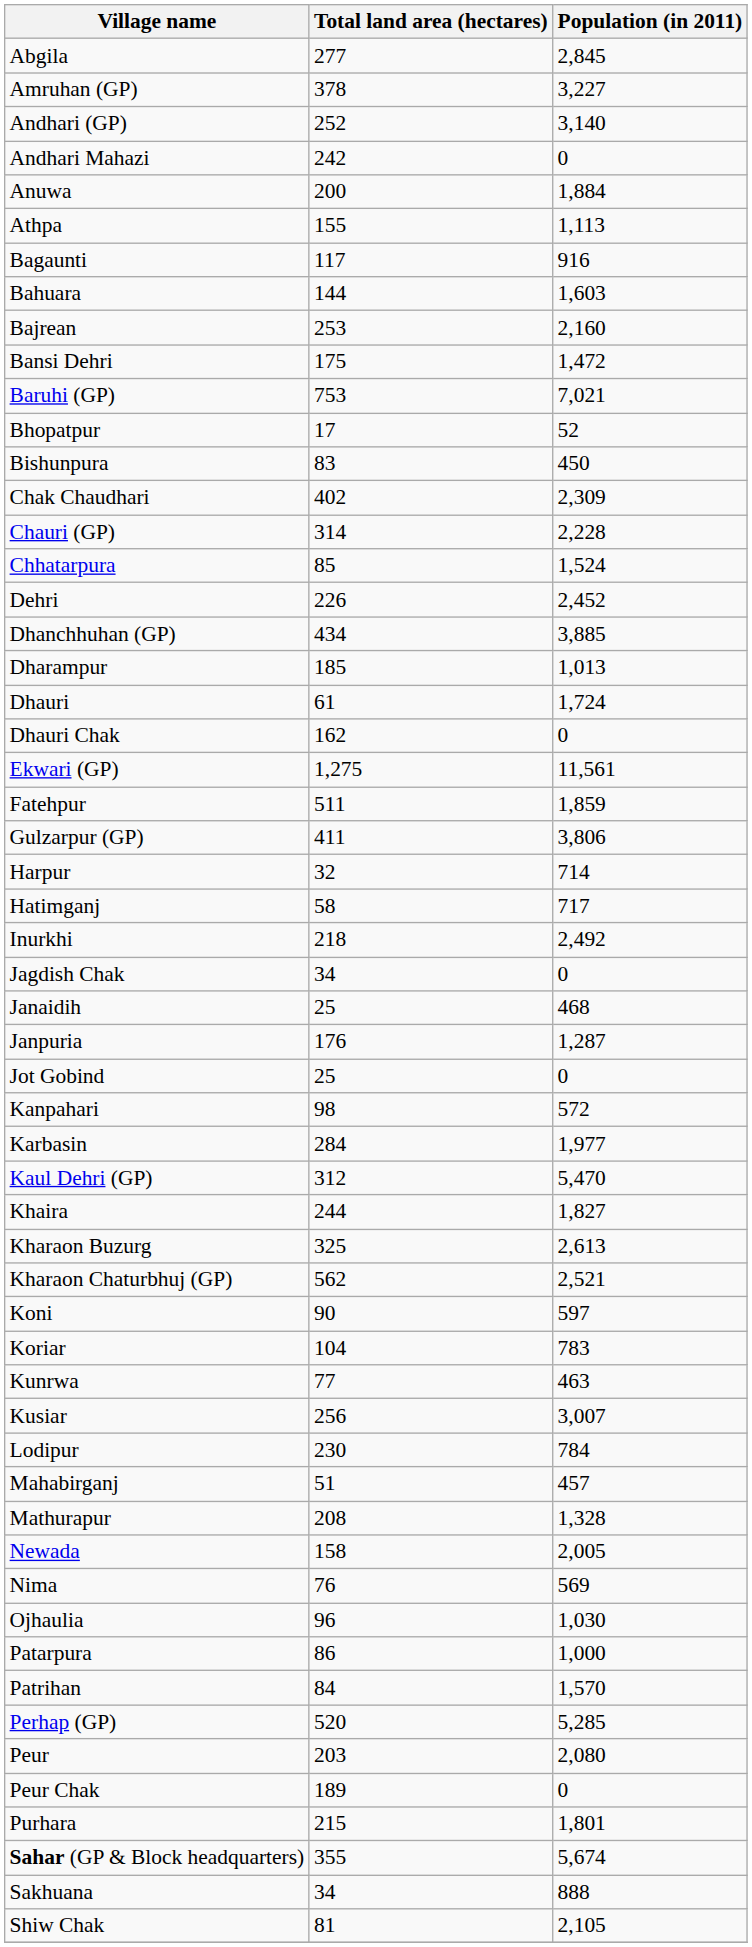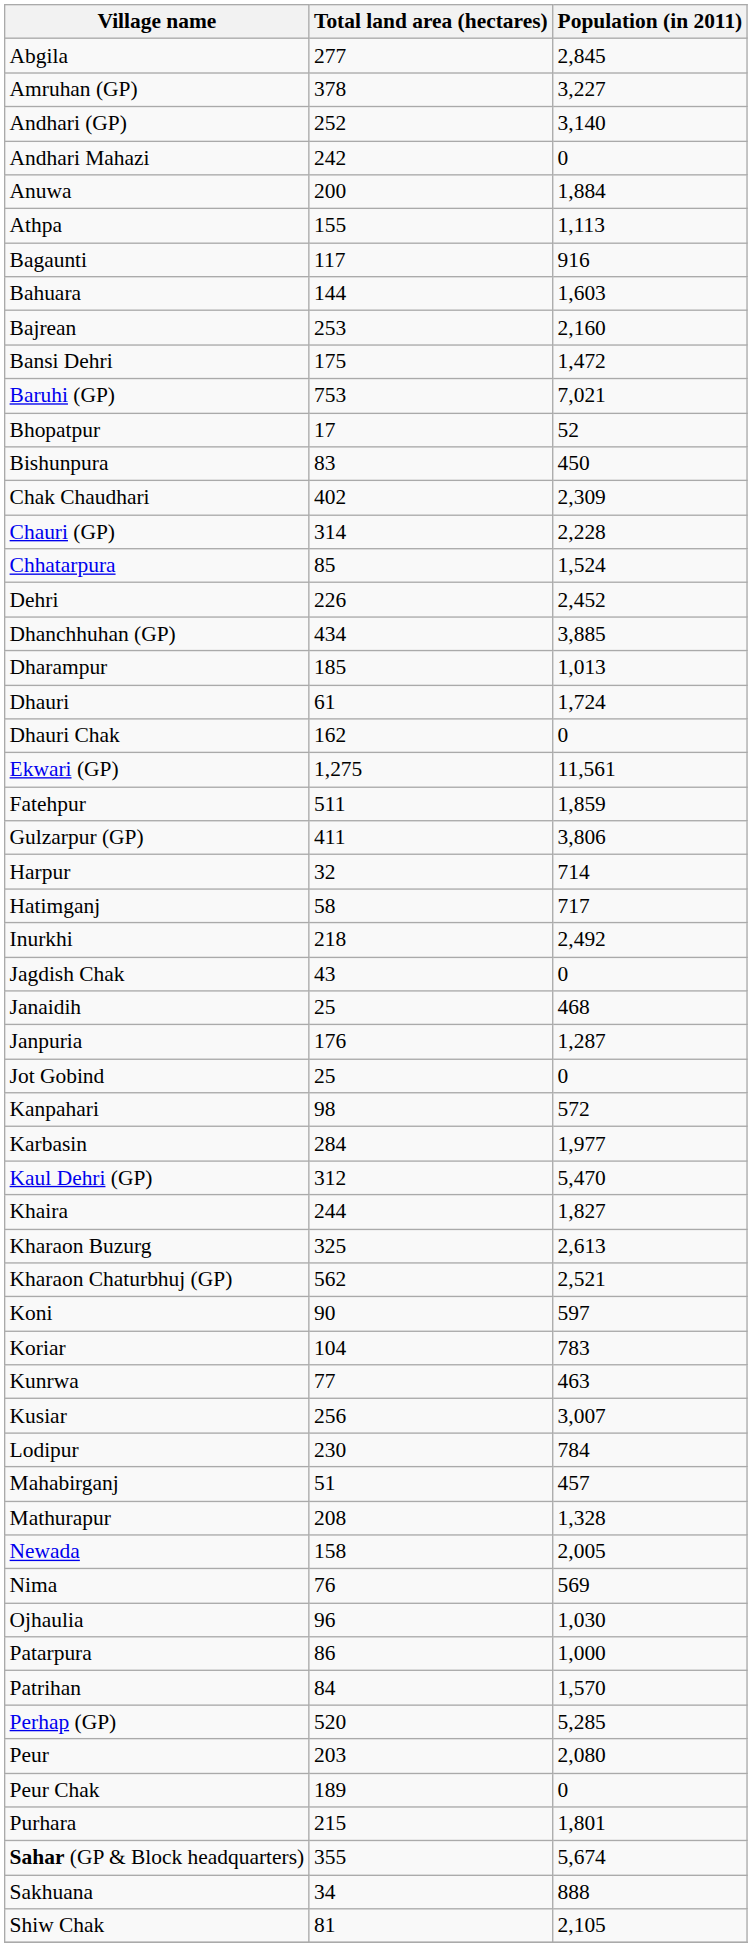(325, 973) 34 -> (325, 973) 43
